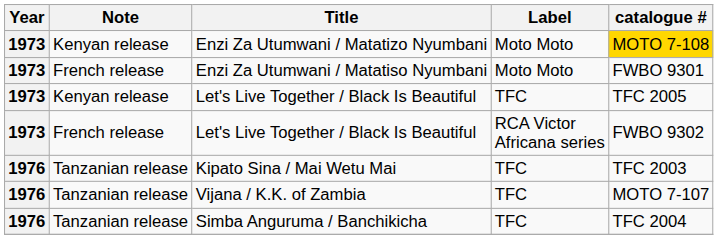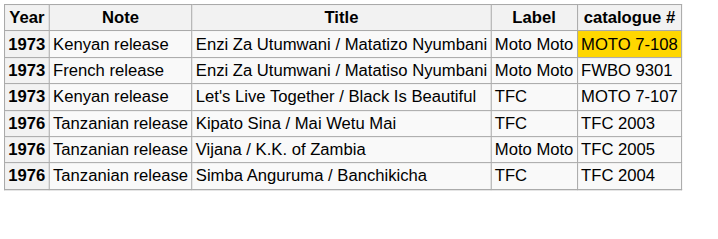(649, 96) TFC 2005 -> (629, 96) MOTO 7-107
- row: (109, 132)
(511, 194) TFC -> (534, 149) Moto Moto
(661, 194) MOTO 7-107 -> (618, 149) TFC 2005
